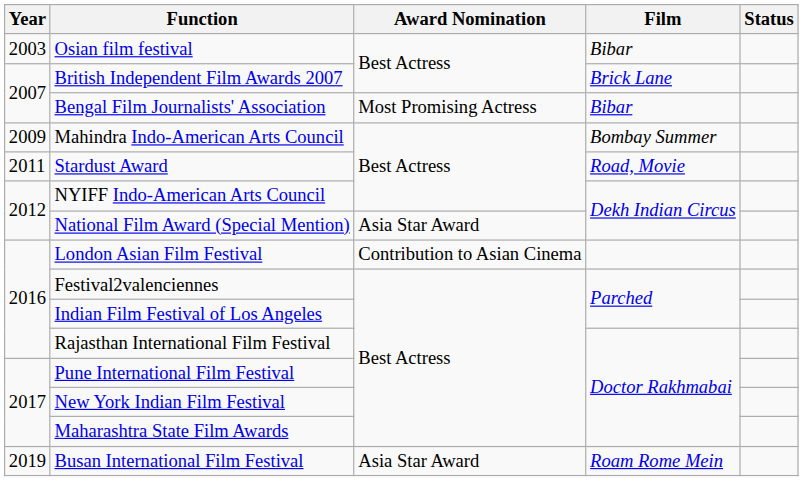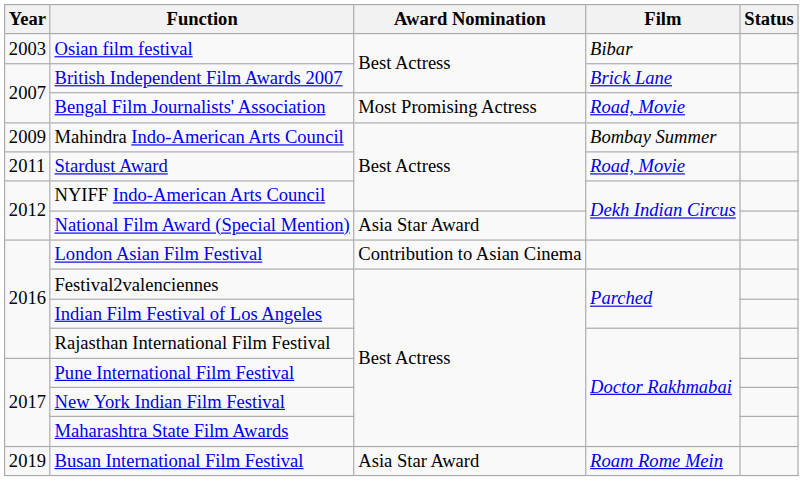(611, 107) Bibar -> (637, 107) Road, Movie
